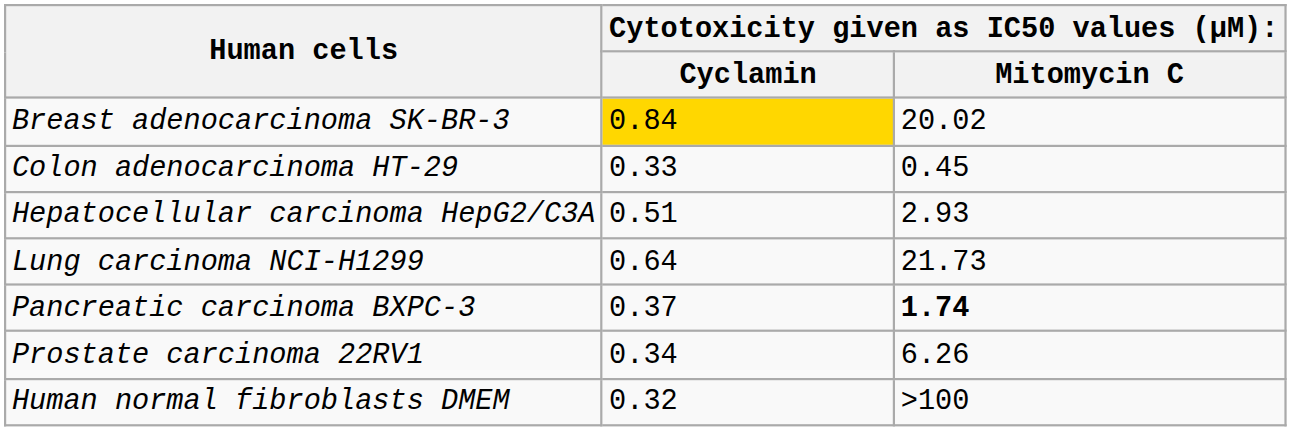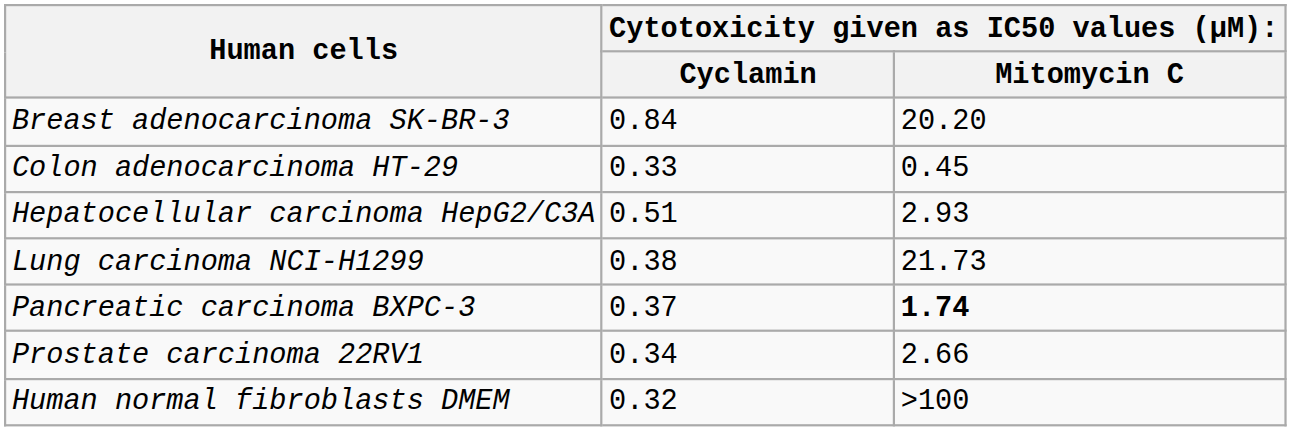(643, 122) gold background -> (643, 122) no background
(944, 122) 20.02 -> (944, 122) 20.20
(643, 261) 0.64 -> (643, 261) 0.38
(935, 355) 6.26 -> (935, 355) 2.66
